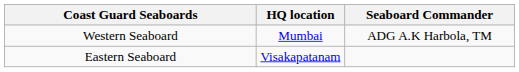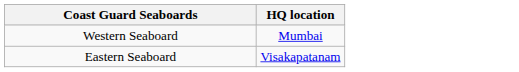- column: (430, 14)
